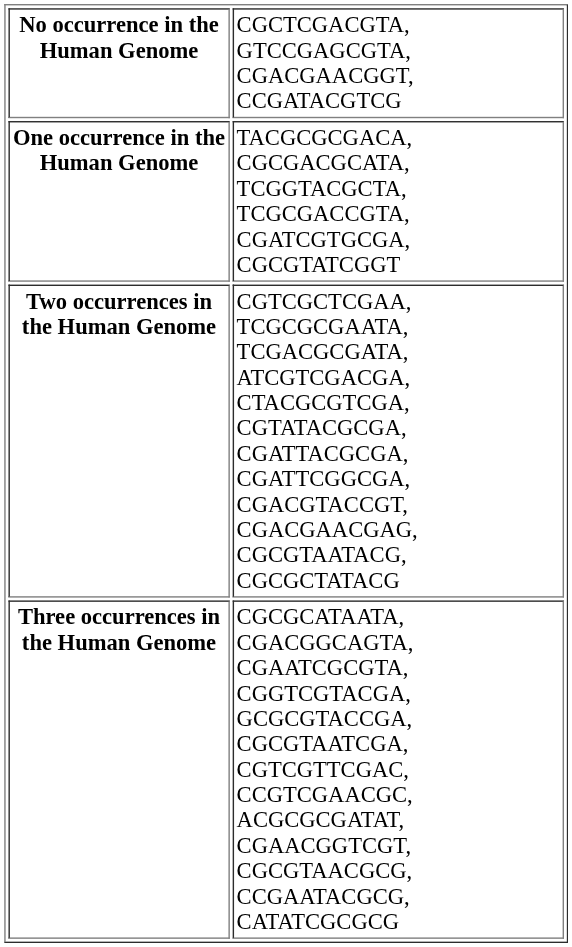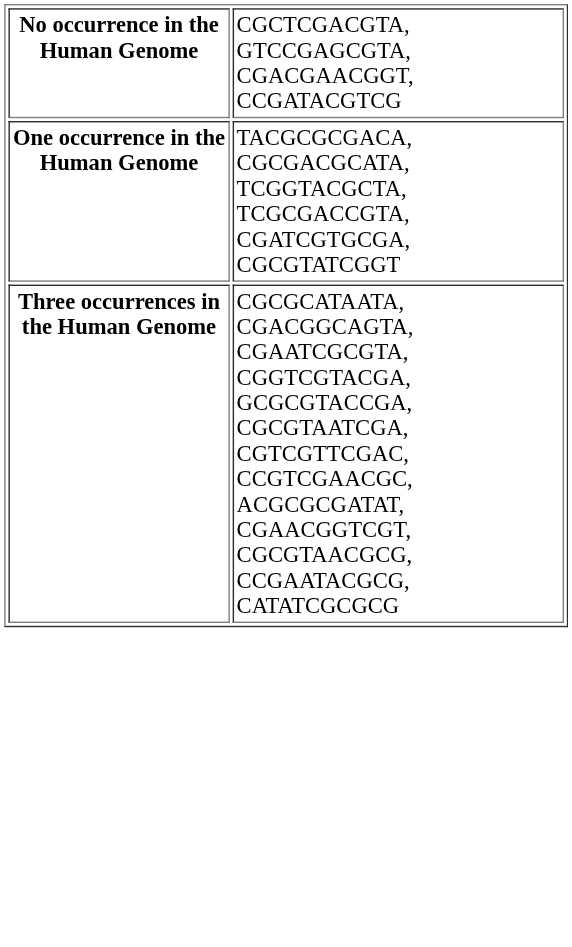- row: (119, 313)
